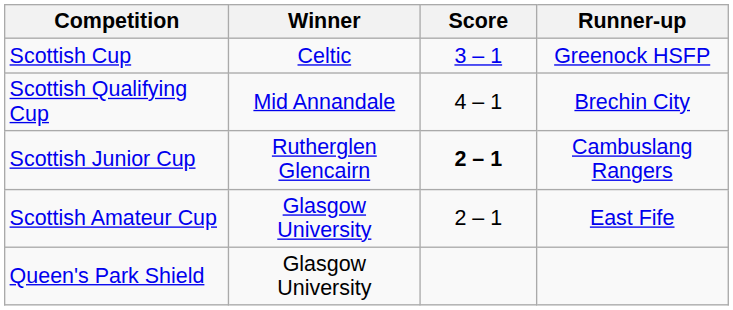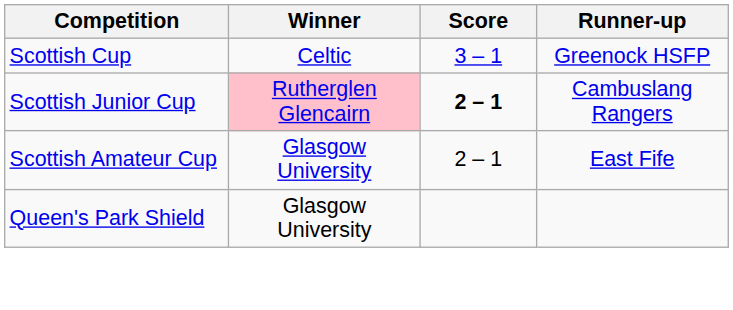- row: (98, 101)
(324, 159) no background -> (324, 101) pink background
